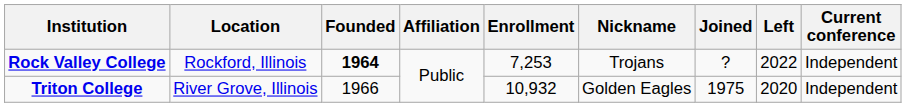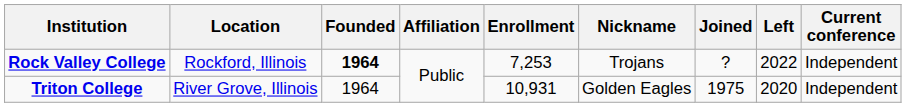(360, 89) 1966 -> (360, 89) 1964
(531, 89) 10,932 -> (531, 89) 10,931
